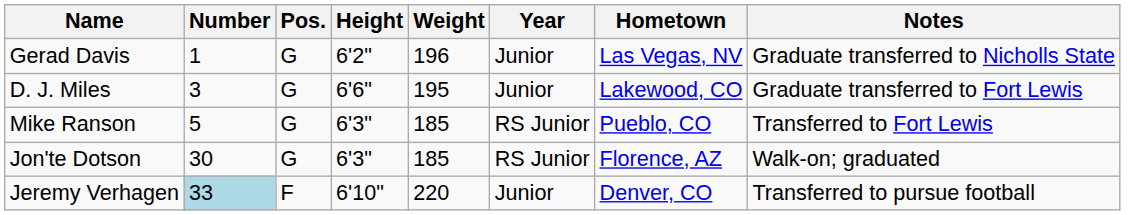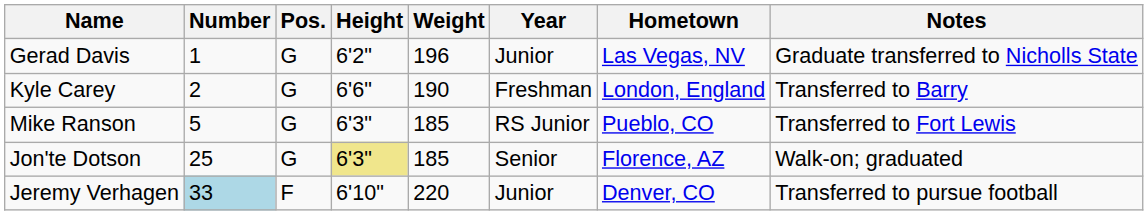+ row: (62, 90)
- row: (60, 90)
(201, 158) 30 -> (201, 158) 25
(354, 158) no background -> (354, 158) khaki background
(542, 158) RS Junior -> (526, 158) Senior
